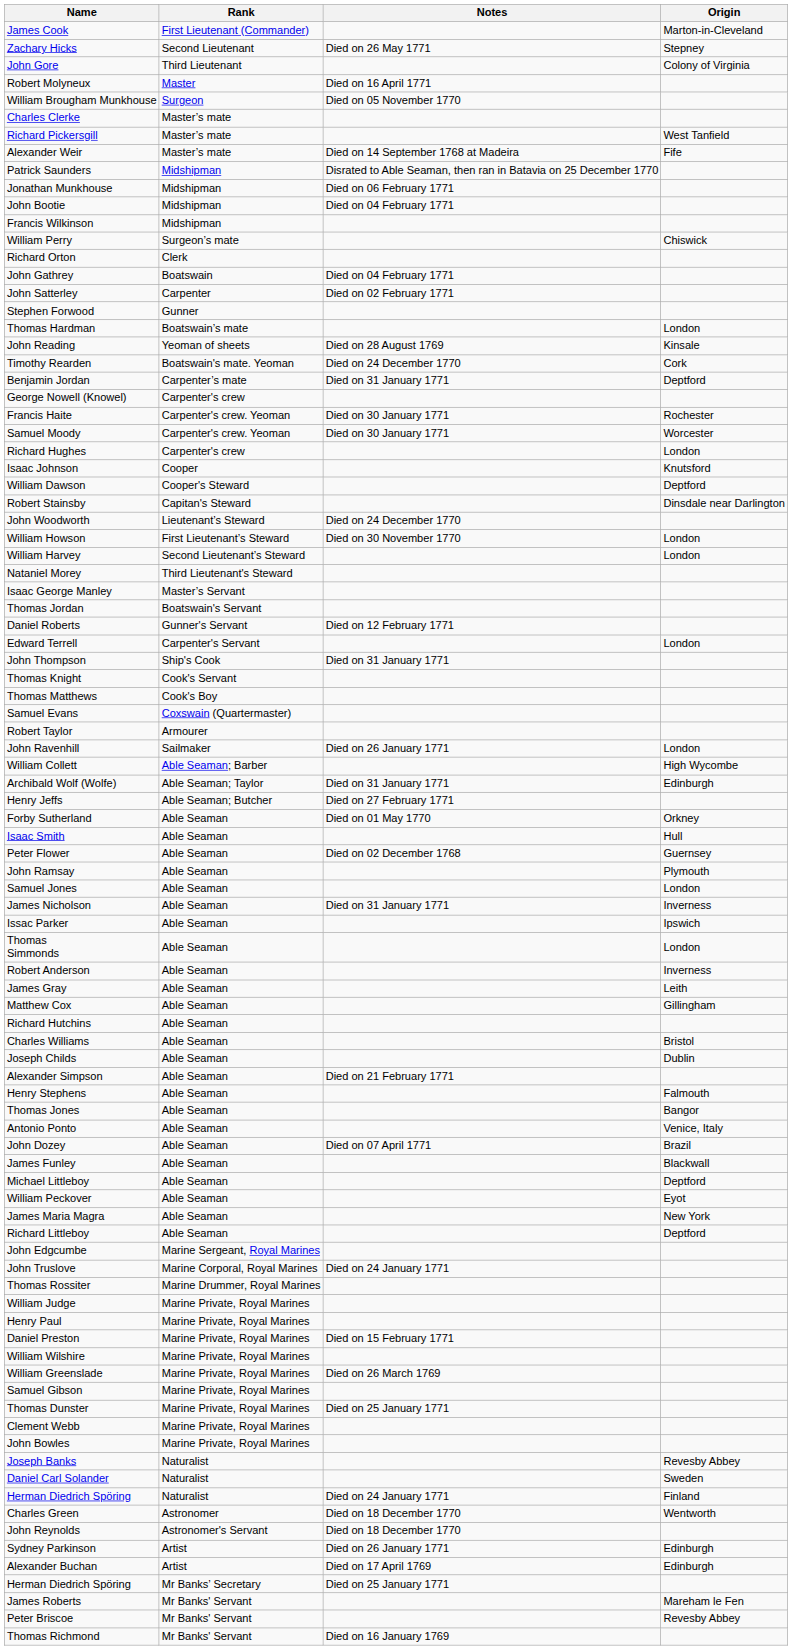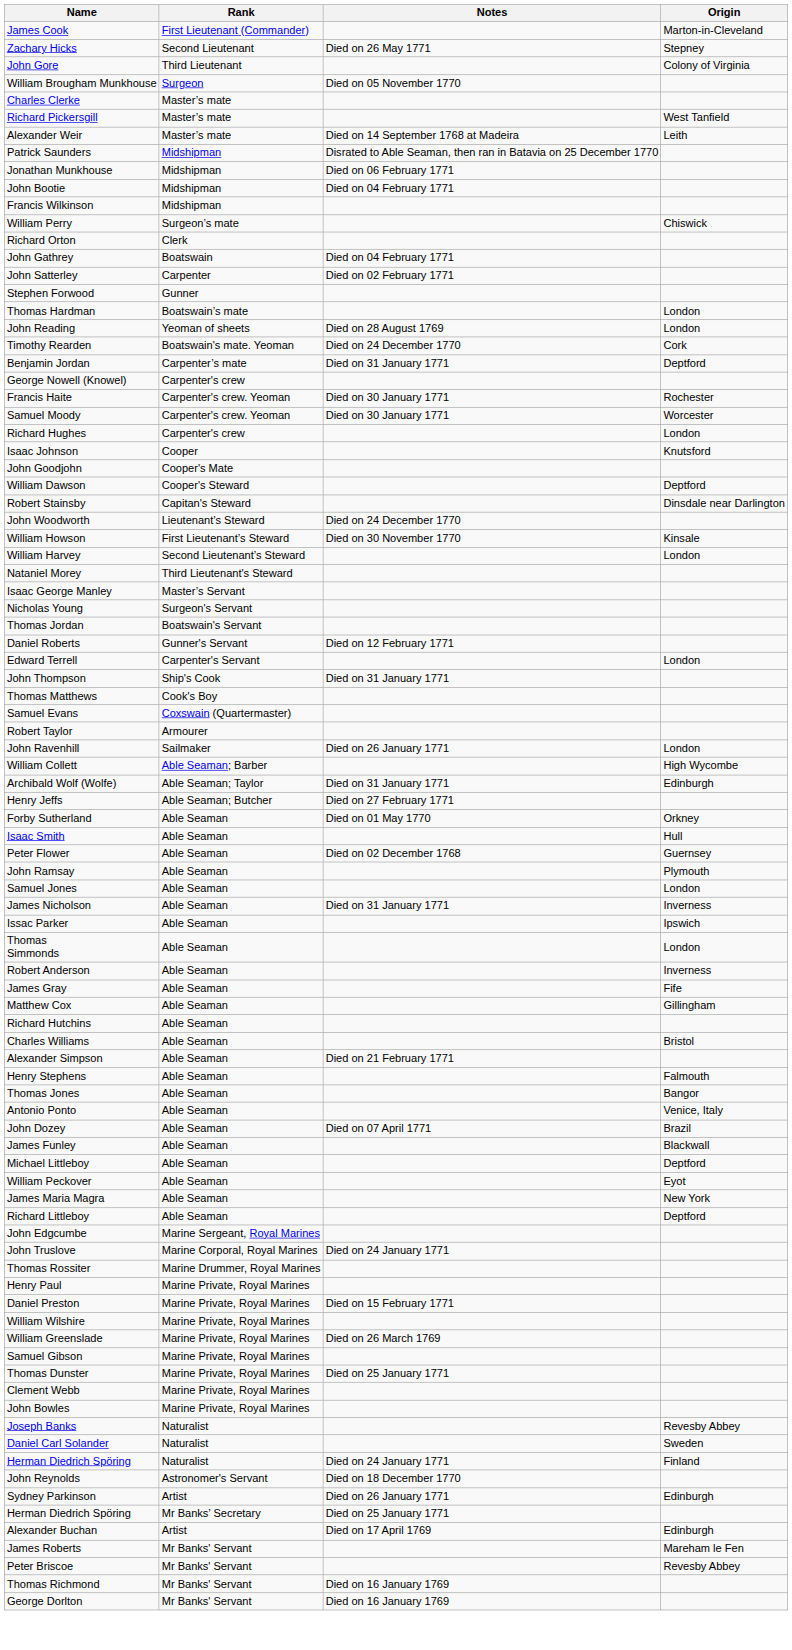- row: (49, 83)
(673, 153) Fife -> (675, 135) Leith
(682, 345) Kinsale -> (682, 328) London
+ row: (44, 468)
(682, 538) London -> (682, 538) Kinsale
+ row: (45, 608)
- row: (44, 678)
(675, 988) Leith -> (673, 988) Fife
- row: (42, 1058)
- row: (41, 1303)
- row: (43, 1513)
rows swapped: (52, 1566) <-> (69, 1583)
+ row: (45, 1601)
